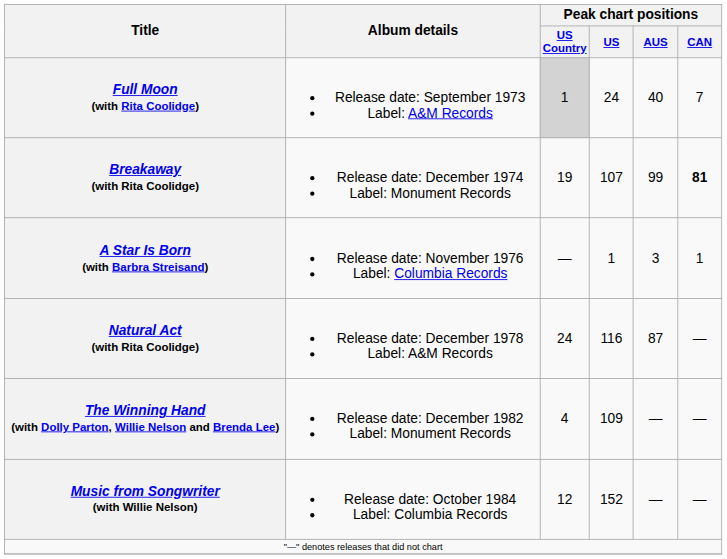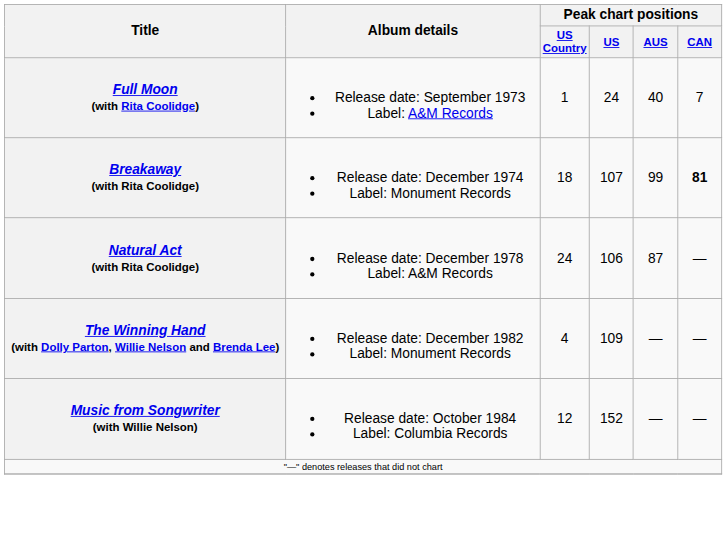(565, 97) lightgrey background -> (565, 97) no background
(565, 178) 19 -> (565, 178) 18
- row: (145, 258)
(611, 338) 116 -> (611, 258) 106
